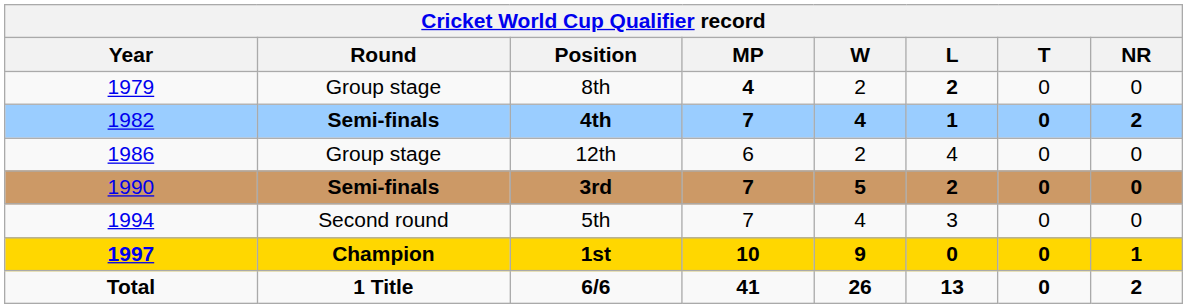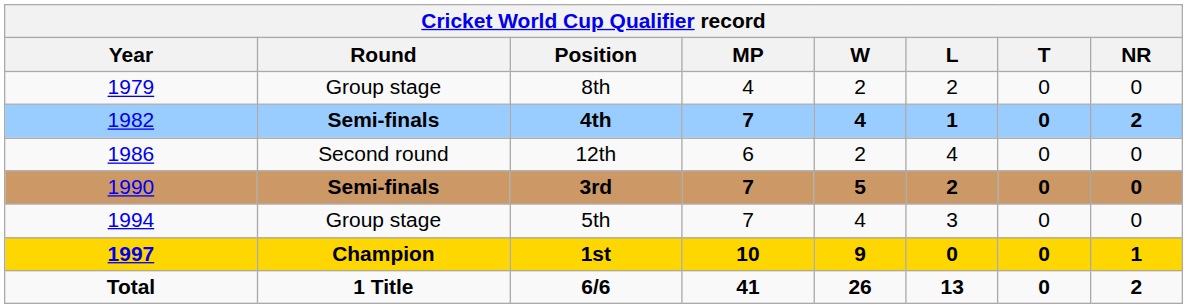(748, 87) bold -> (748, 87) normal
(952, 87) bold -> (952, 87) normal
(383, 154) Group stage -> (383, 154) Second round
(383, 220) Second round -> (383, 220) Group stage
